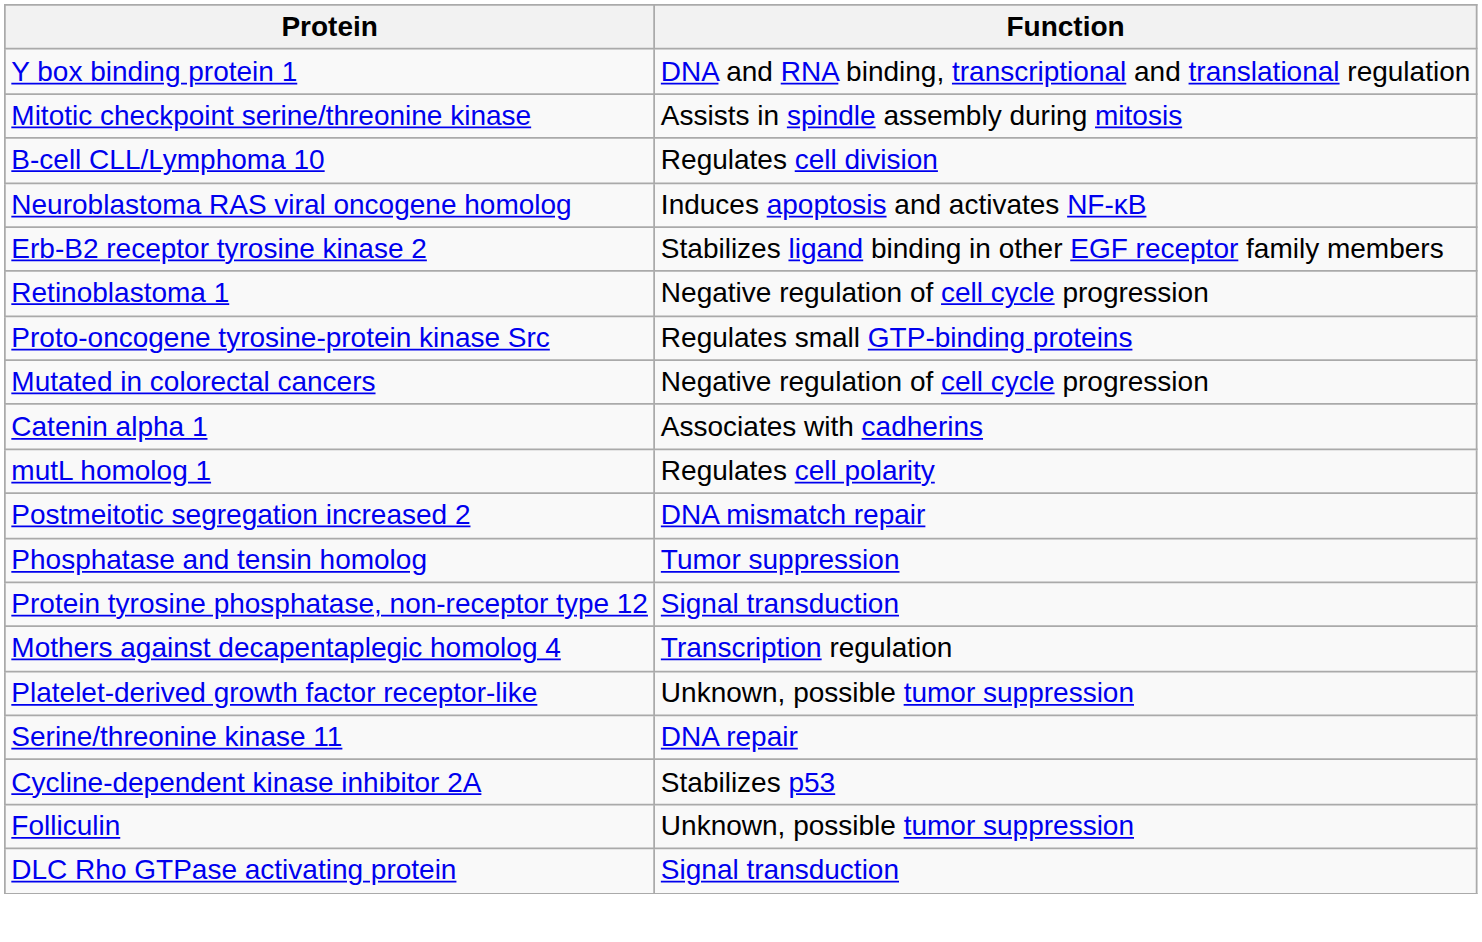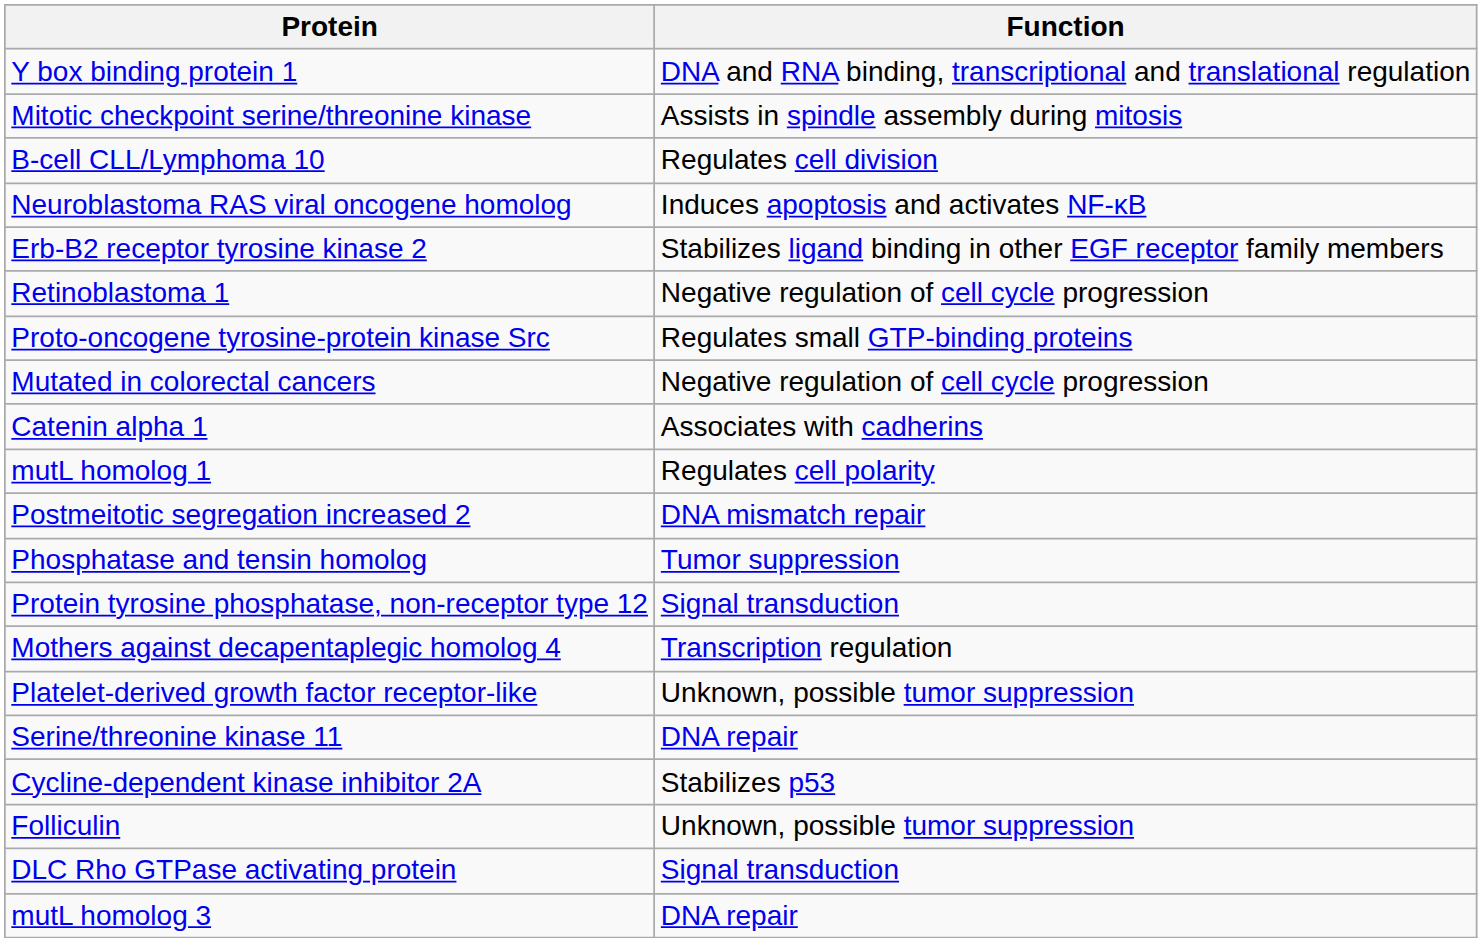+ row: (111, 914)
